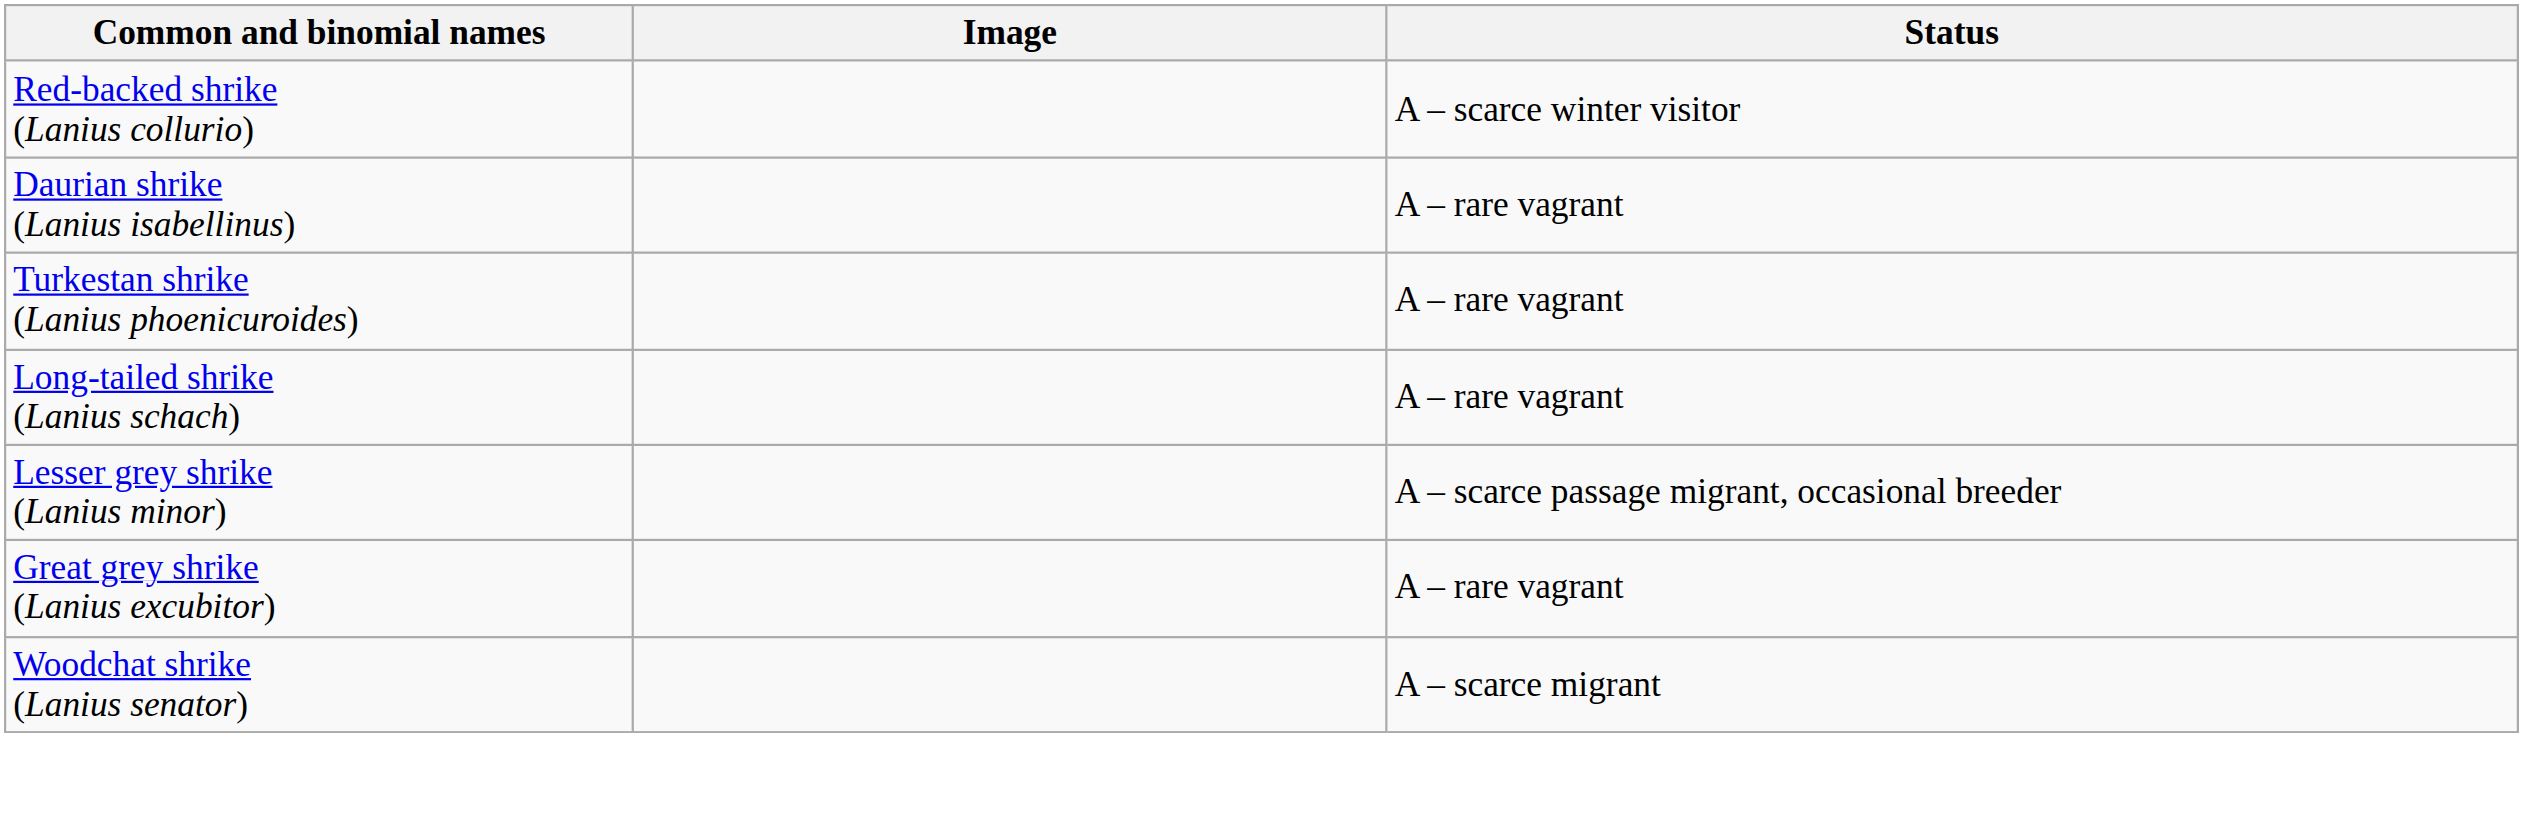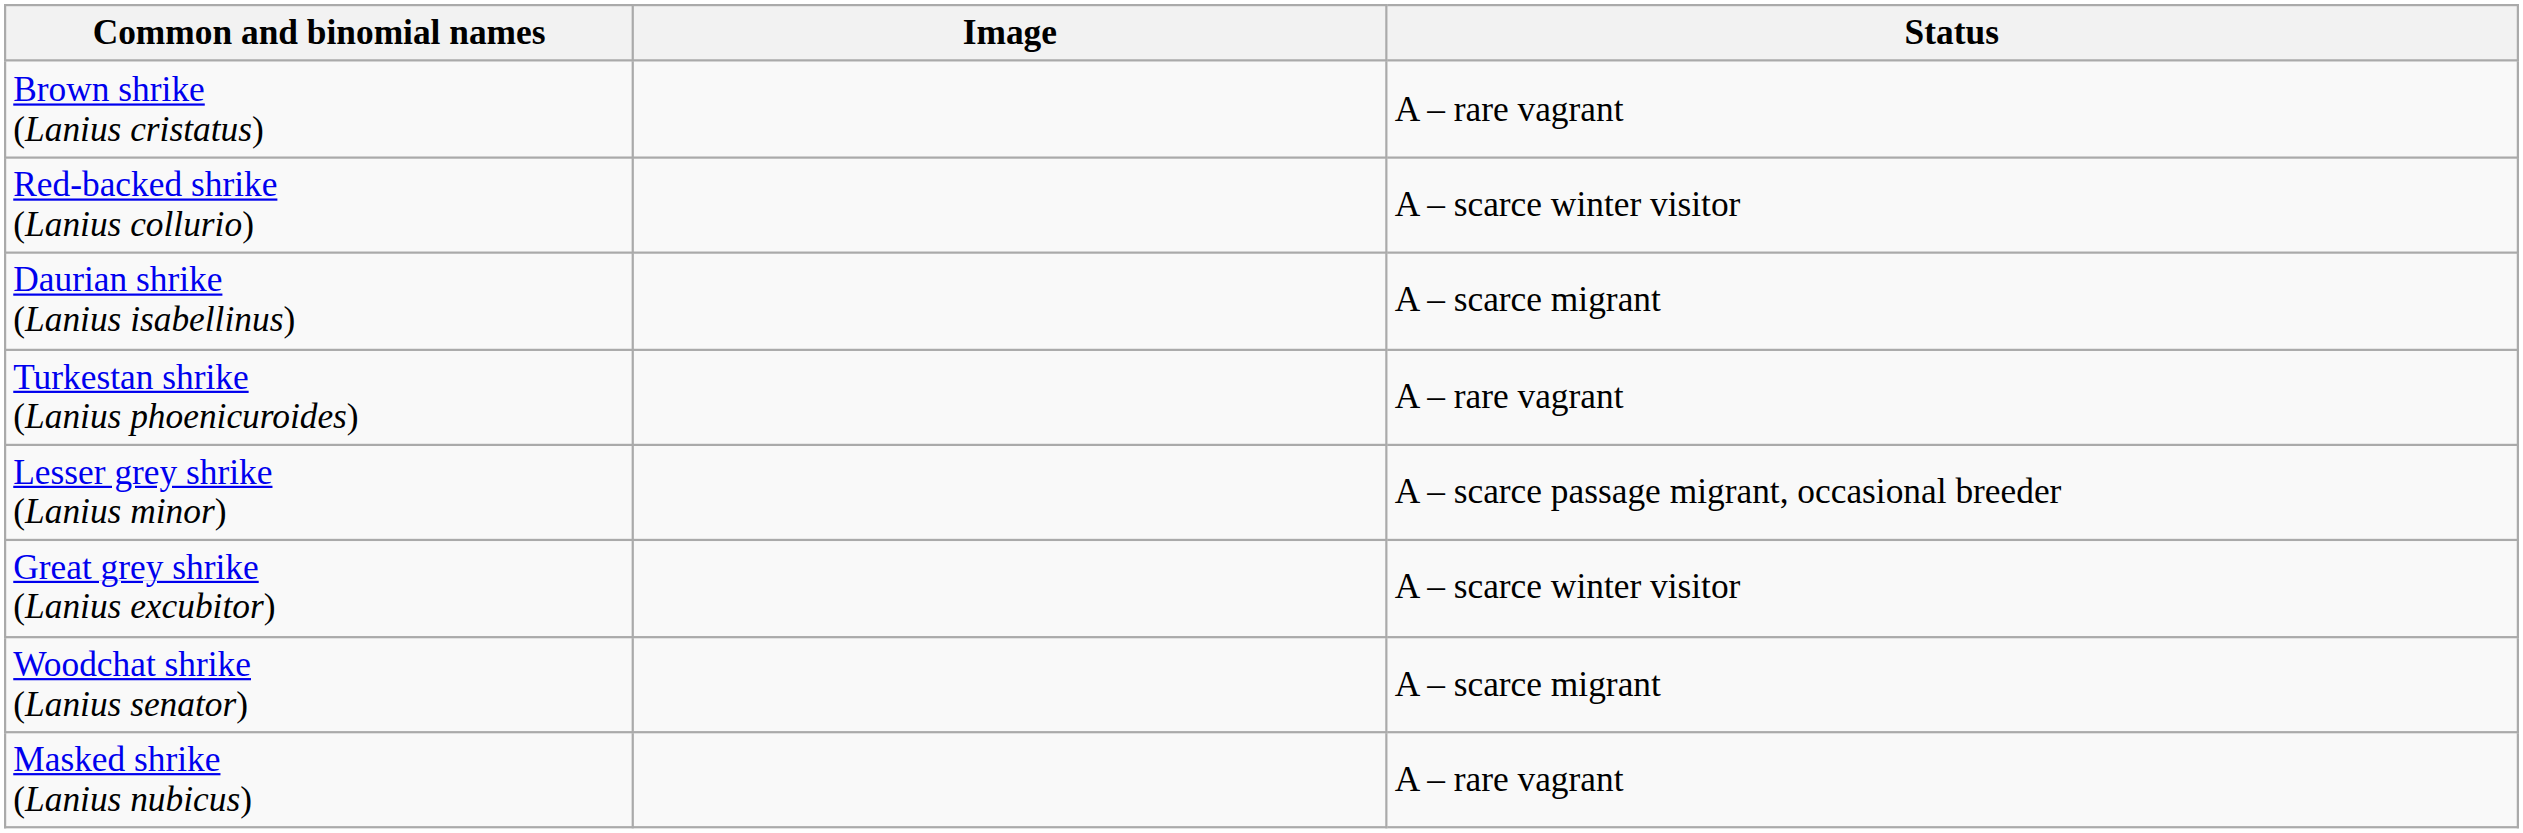+ row: (138, 108)
(1509, 204) A – rare vagrant -> (1528, 300) A – scarce migrant
- row: (143, 396)
(1509, 587) A – rare vagrant -> (1568, 587) A – scarce winter visitor
+ row: (133, 779)
